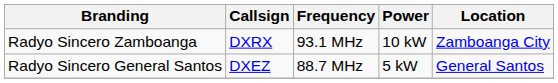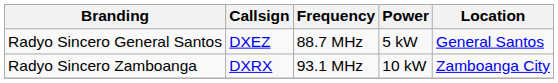rows swapped: (103, 41) <-> (115, 66)
